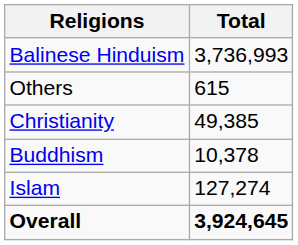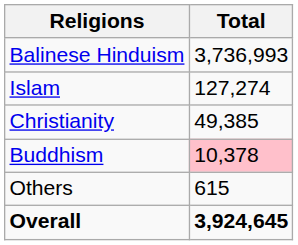rows swapped: (35, 188) <-> (41, 88)
(226, 155) no background -> (226, 155) pink background
